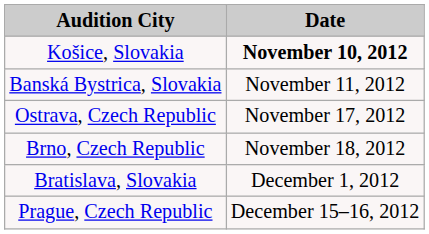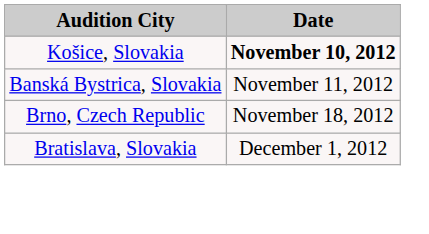- row: (115, 116)
- row: (115, 212)
